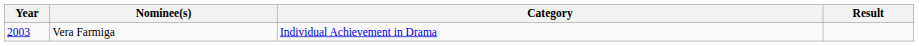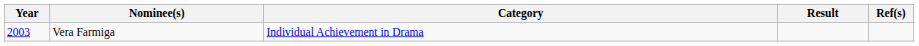+ column: (891, 13)
